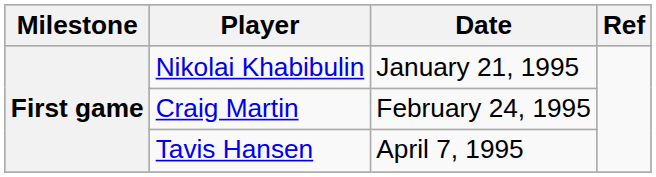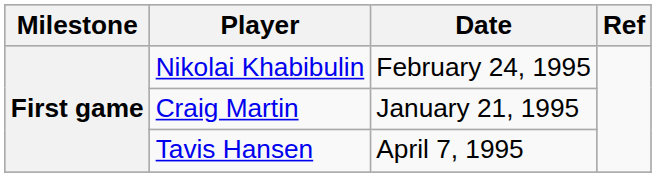(478, 66) January 21, 1995 -> (484, 66) February 24, 1995
(484, 108) February 24, 1995 -> (478, 108) January 21, 1995
